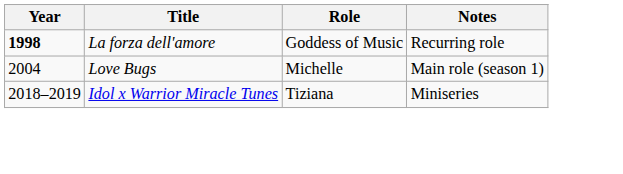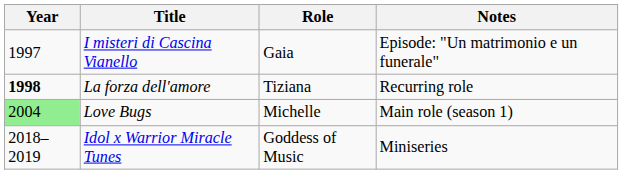+ row: (148, 52)
(344, 42) Goddess of Music -> (287, 86) Tiziana
(24, 68) no background -> (24, 112) lightgreen background
(310, 94) Tiziana -> (300, 147) Goddess of Music
